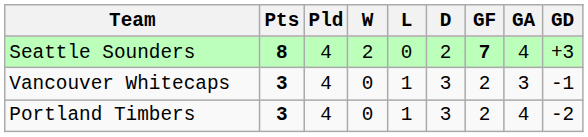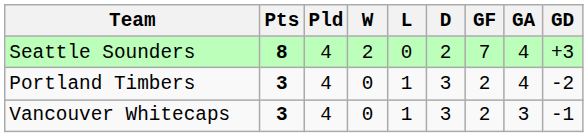(485, 52) bold -> (485, 52) normal
rows swapped: (120, 84) <-> (102, 115)
